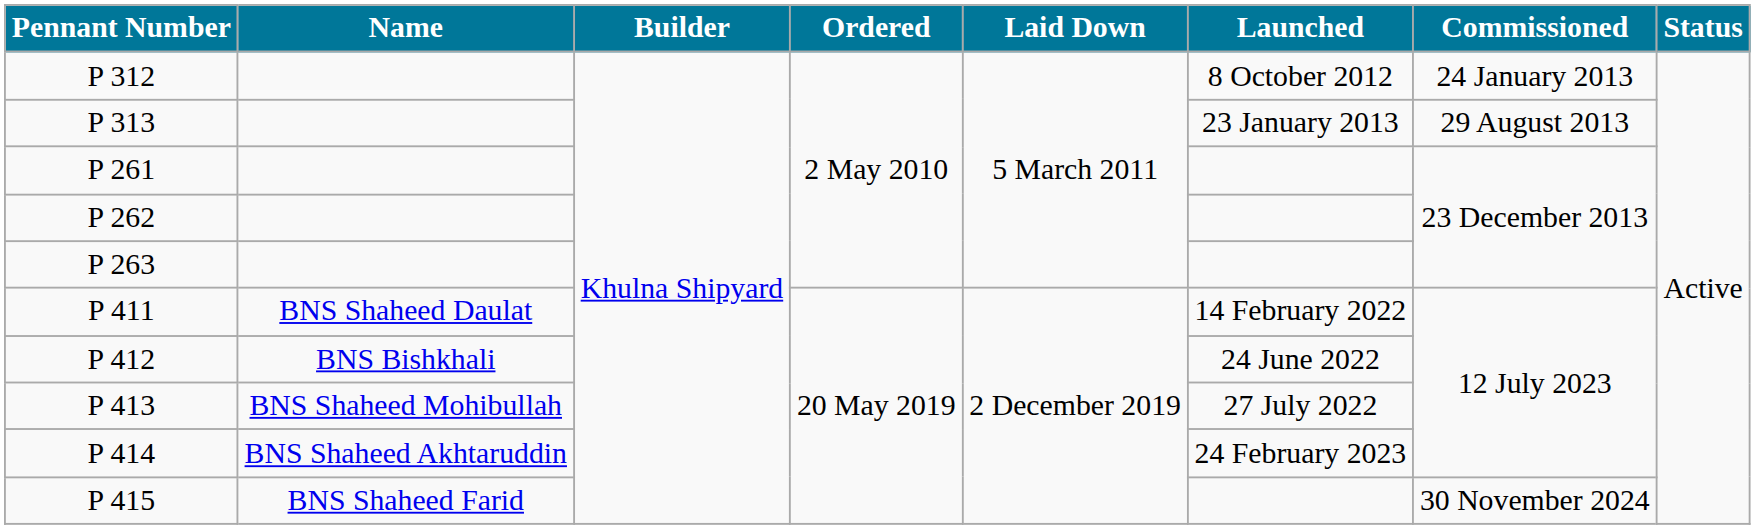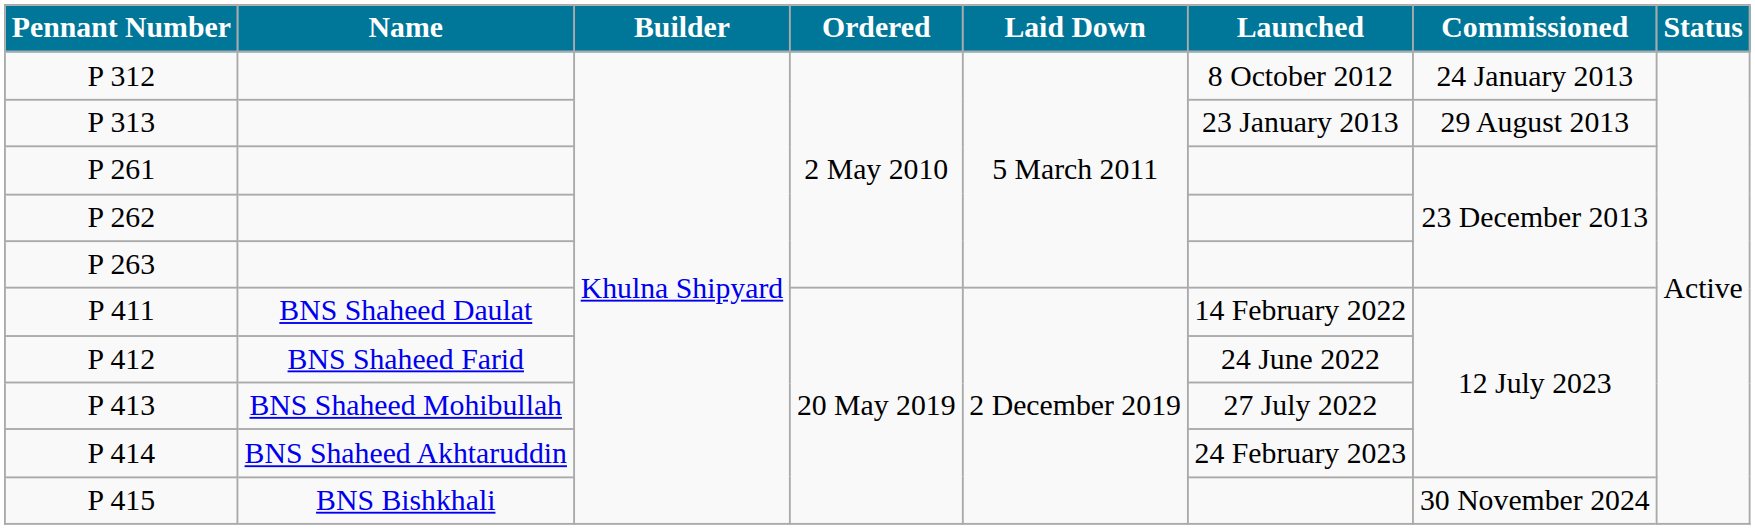(406, 358) BNS Bishkhali -> (406, 358) BNS Shaheed Farid
(406, 500) BNS Shaheed Farid -> (406, 500) BNS Bishkhali
